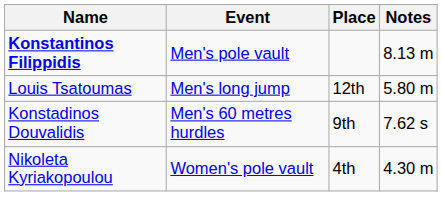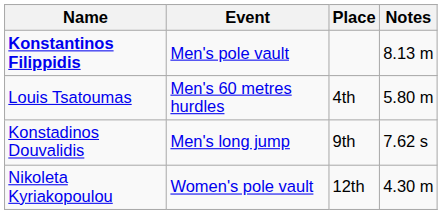(230, 88) Men's long jump -> (231, 97) Men's 60 metres hurdles
(349, 88) 12th -> (344, 97) 4th
(231, 123) Men's 60 metres hurdles -> (230, 142) Men's long jump
(344, 168) 4th -> (349, 187) 12th
